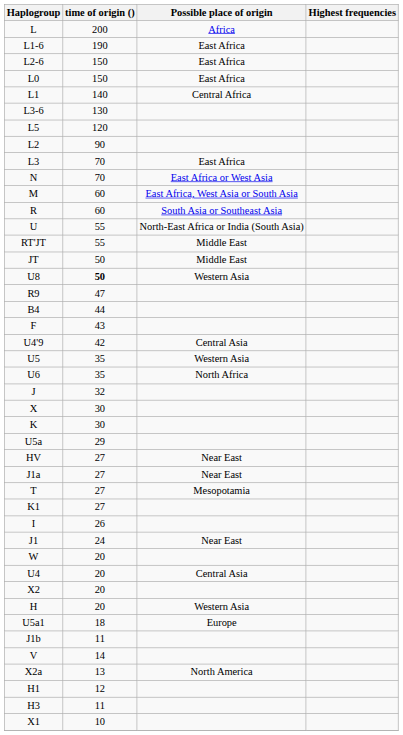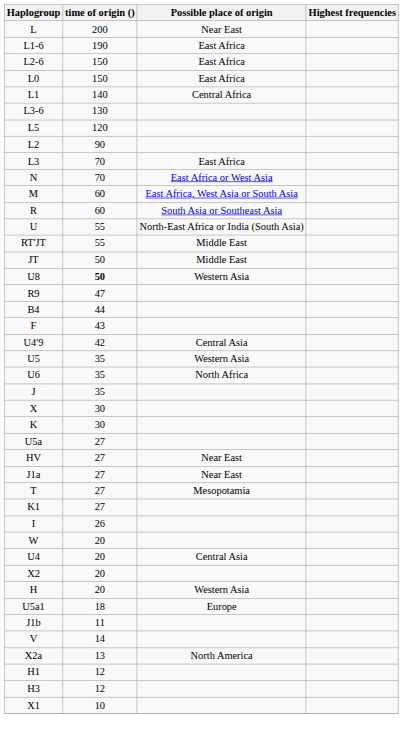(222, 29) Africa -> (222, 29) Near East
(100, 392) 32 -> (100, 392) 35
(100, 441) 29 -> (100, 441) 27
- row: (33, 540)
(100, 705) 11 -> (100, 688) 12
